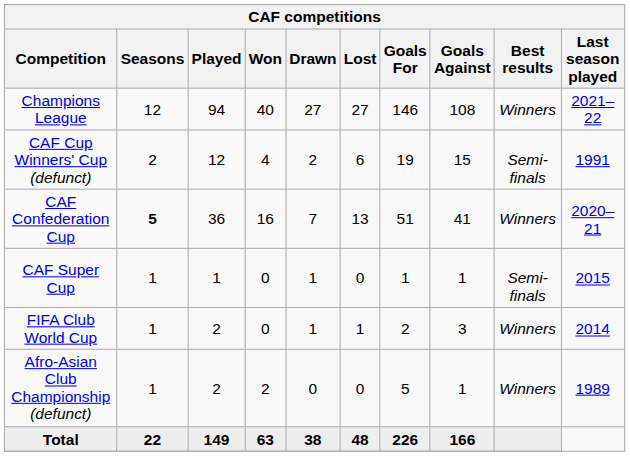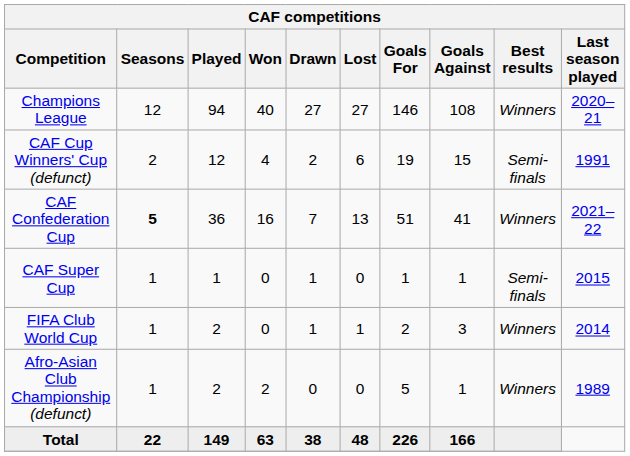(593, 109) 2021–22 -> (593, 109) 2020–21
(593, 219) 2020–21 -> (593, 219) 2021–22
